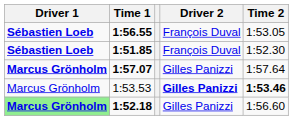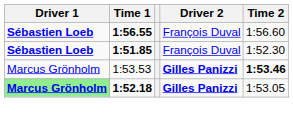(266, 32) 1:53.05 -> (266, 32) 1:56.60
- row: (132, 69)
(198, 106) normal -> (200, 87) bold
(266, 106) 1:56.60 -> (266, 87) 1:53.05
